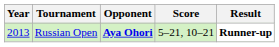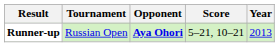columns swapped: (18, 14) <-> (246, 14)
